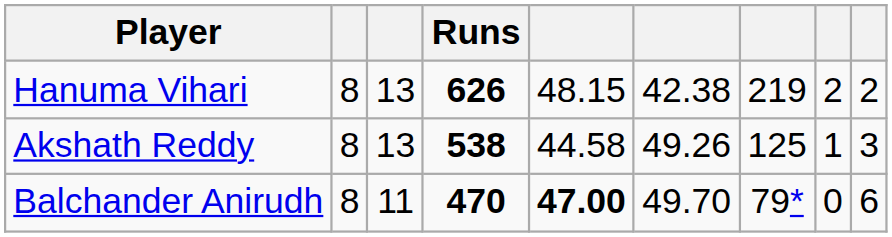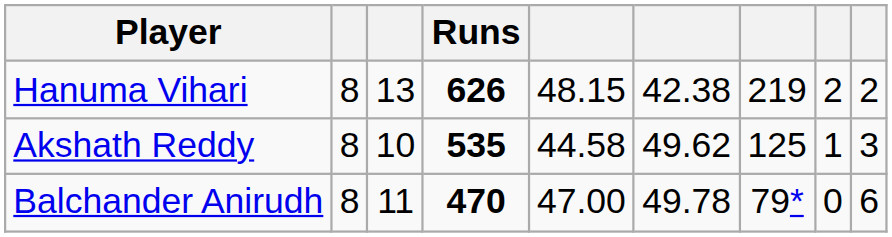(396, 145) 13 -> (396, 145) 10
(476, 145) 538 -> (476, 145) 535
(687, 145) 49.26 -> (687, 145) 49.62
(581, 201) bold -> (581, 201) normal
(687, 201) 49.70 -> (687, 201) 49.78
